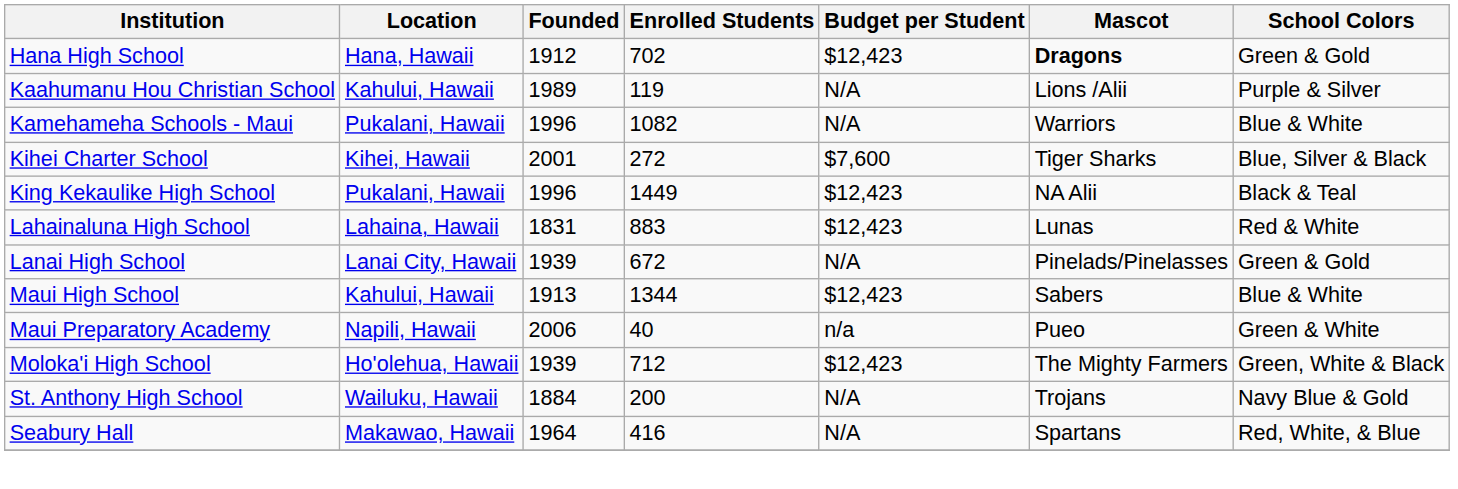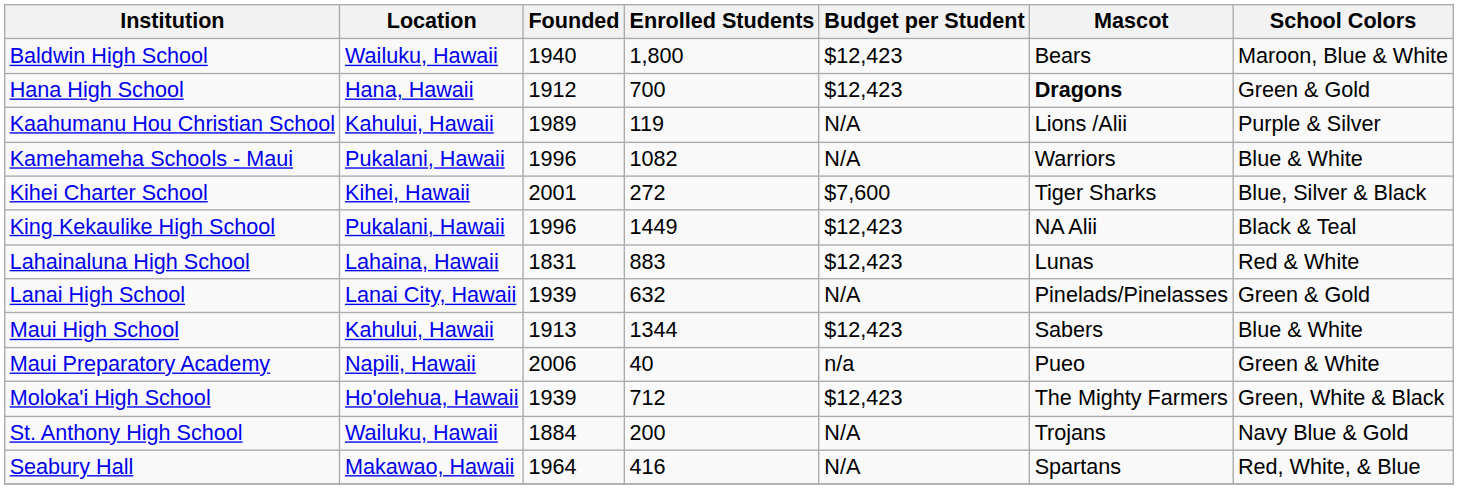+ row: (109, 55)
(648, 55) 702 -> (648, 90) 700
(648, 261) 672 -> (648, 295) 632
